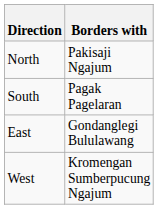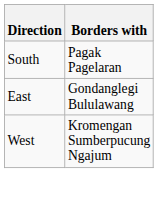- row: (23, 59)
